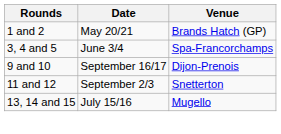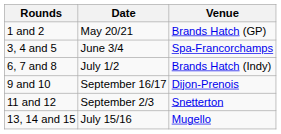+ row: (32, 66)
